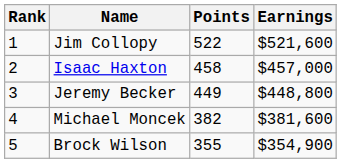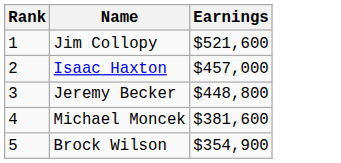- column: (222, 17)
